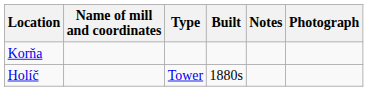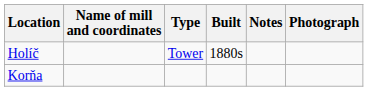rows swapped: (25, 53) <-> (23, 75)
